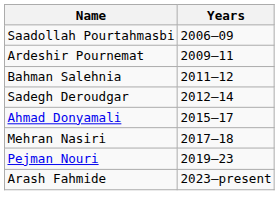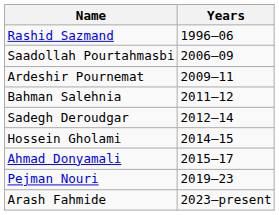+ row: (61, 35)
+ row: (64, 138)
- row: (57, 138)
